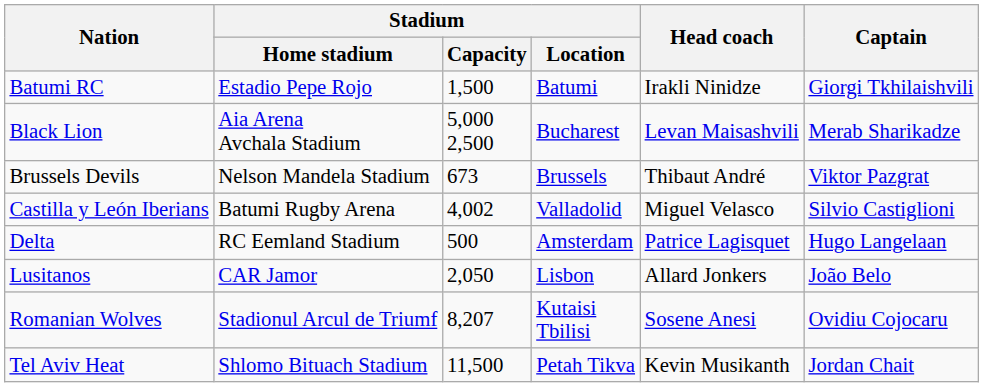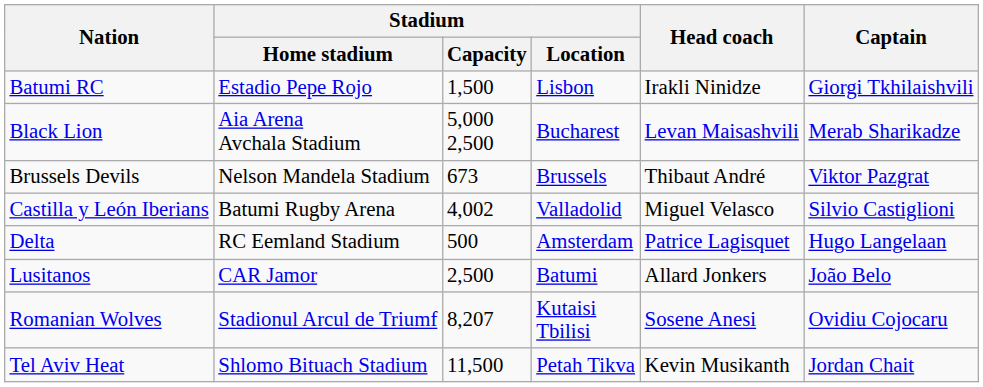(567, 86) Batumi -> (565, 86) Lisbon
(470, 275) 2,050 -> (470, 275) 2,500
(565, 275) Lisbon -> (567, 275) Batumi
